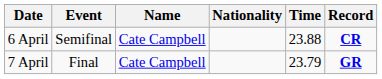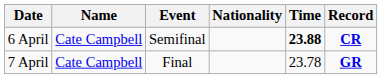columns swapped: (84, 16) <-> (162, 16)
(305, 39) normal -> (305, 39) bold
(305, 62) 23.79 -> (305, 62) 23.78
